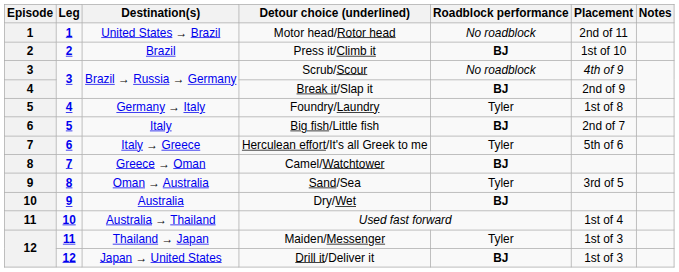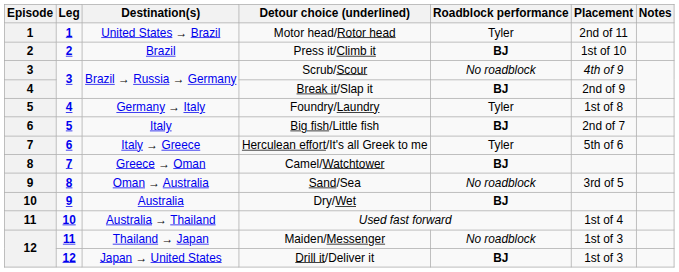(501, 32) No roadblock -> (501, 32) Tyler
(501, 182) Tyler -> (501, 182) No roadblock
(501, 239) Tyler -> (501, 239) No roadblock
